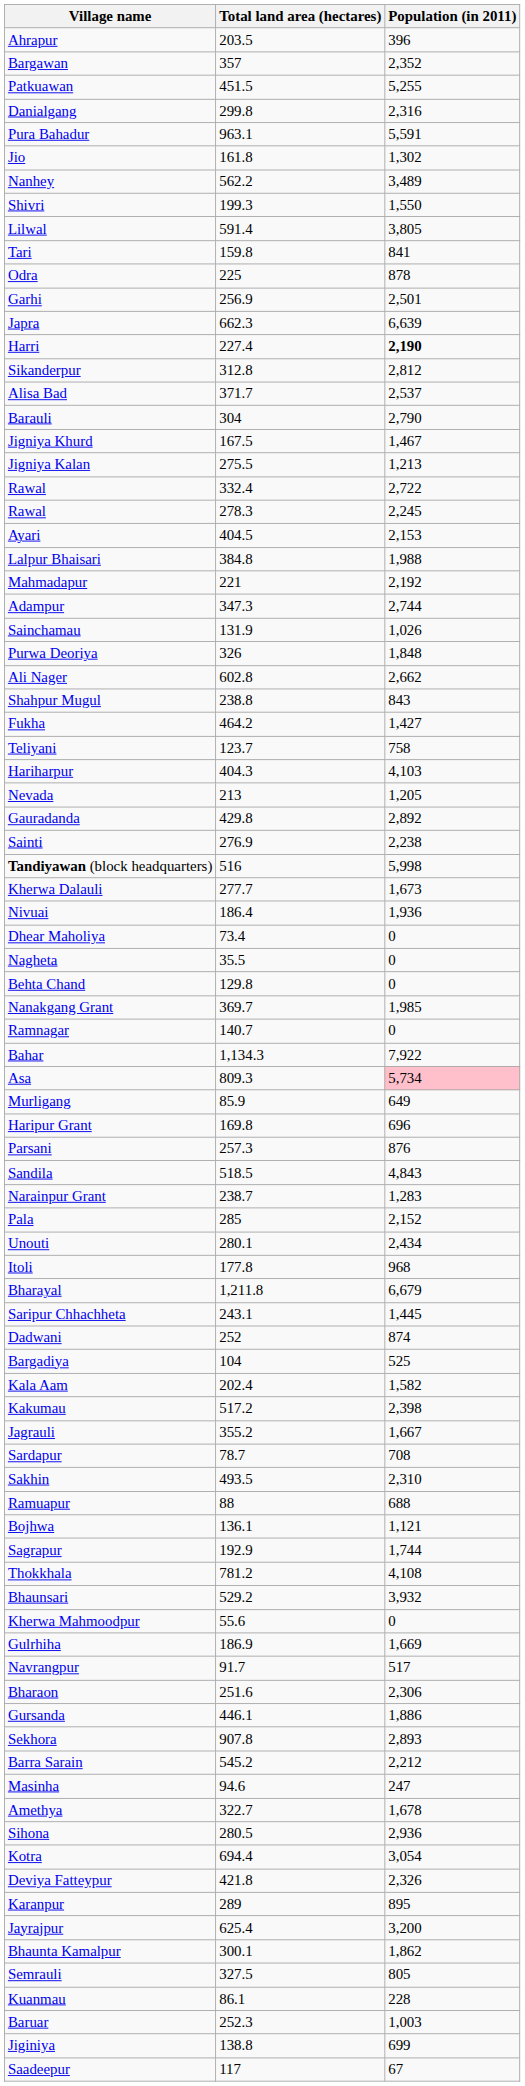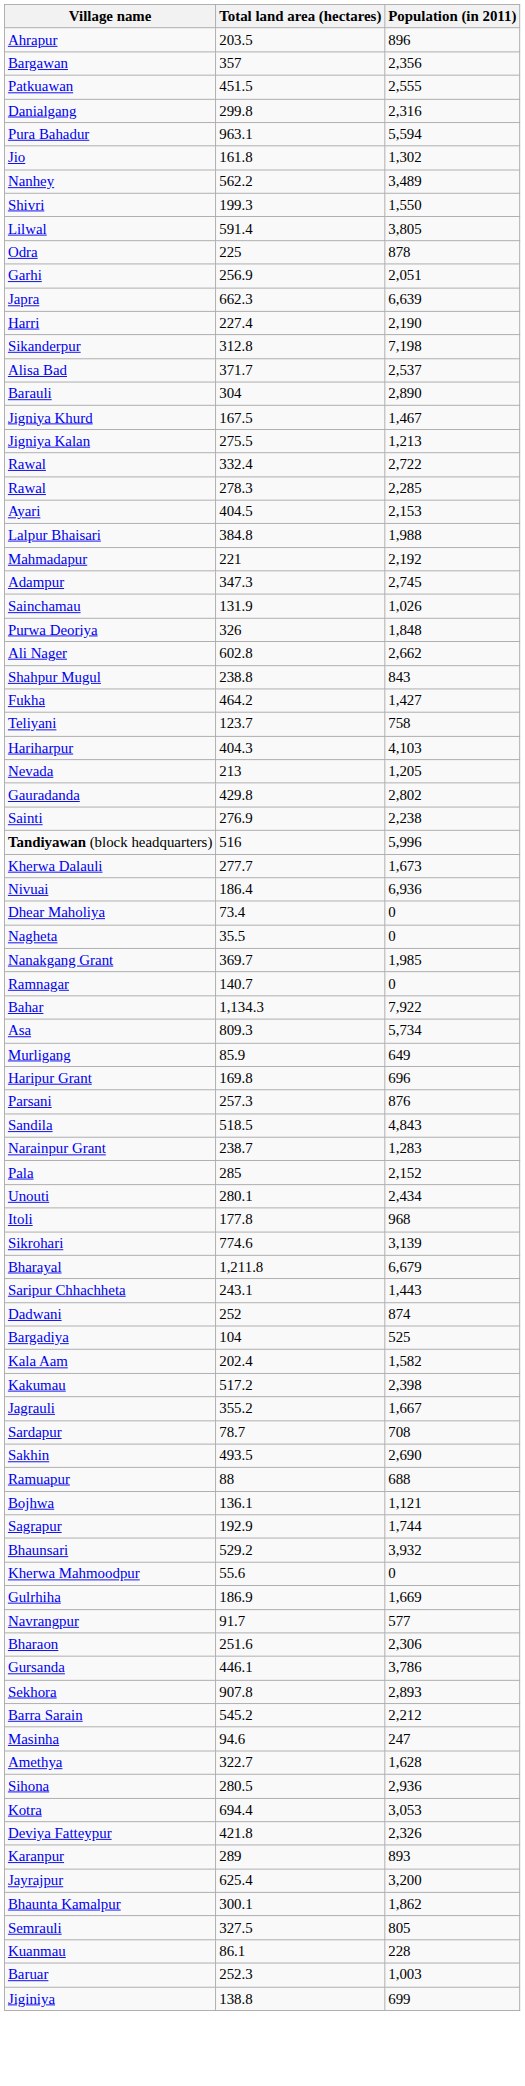(399, 39) 396 -> (399, 39) 896
(405, 63) 2,352 -> (405, 63) 2,356
(405, 87) 5,255 -> (405, 87) 2,555
(405, 134) 5,591 -> (405, 134) 5,594
- row: (20, 252)
(405, 299) 2,501 -> (405, 275) 2,051
(405, 346) bold -> (405, 323) normal
(405, 370) 2,812 -> (405, 346) 7,198
(405, 417) 2,790 -> (405, 393) 2,890
(405, 511) 2,245 -> (405, 488) 2,285
(405, 606) 2,744 -> (405, 582) 2,745
(405, 818) 2,892 -> (405, 795) 2,802
(405, 865) 5,998 -> (405, 842) 5,996
(405, 913) 1,936 -> (405, 889) 6,936
- row: (47, 983)
(405, 1078) pink background -> (405, 1031) no background
+ row: (36, 1243)
(405, 1314) 1,445 -> (405, 1290) 1,443
(405, 1479) 2,310 -> (405, 1455) 2,690
- row: (40, 1573)
(399, 1668) 517 -> (399, 1621) 577
(405, 1715) 1,886 -> (405, 1668) 3,786
(405, 1809) 1,678 -> (405, 1762) 1,628
(405, 1857) 3,054 -> (405, 1809) 3,053
(399, 1904) 895 -> (399, 1857) 893
- row: (39, 2069)
